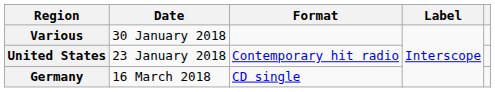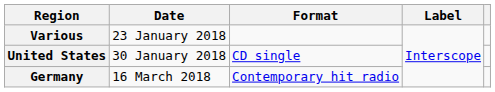(169, 35) 30 January 2018 -> (169, 35) 23 January 2018
(169, 56) 23 January 2018 -> (169, 56) 30 January 2018
(316, 56) Contemporary hit radio -> (266, 56) CD single
(266, 76) CD single -> (316, 76) Contemporary hit radio
